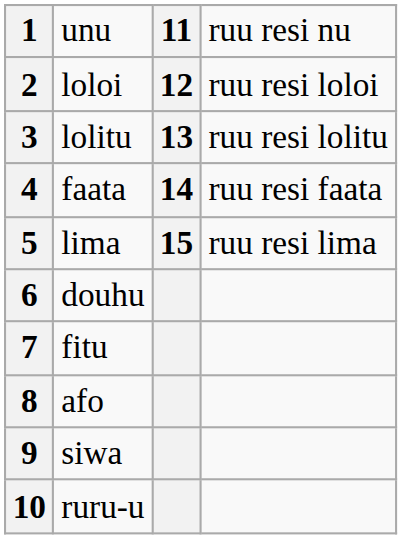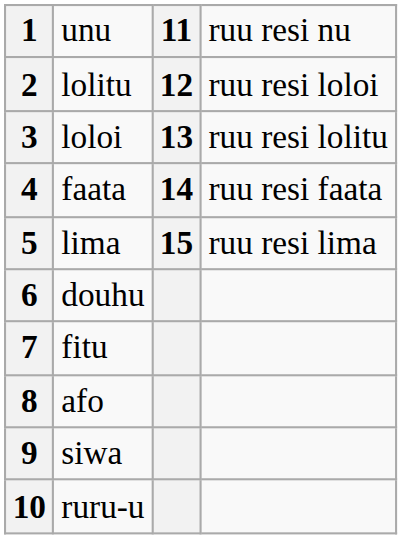(92, 83) loloi -> (96, 83) lolitu
(96, 136) lolitu -> (92, 136) loloi
